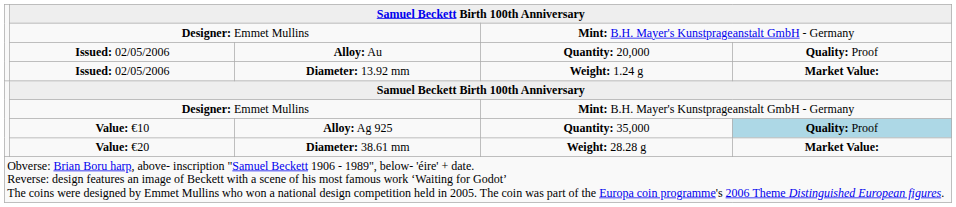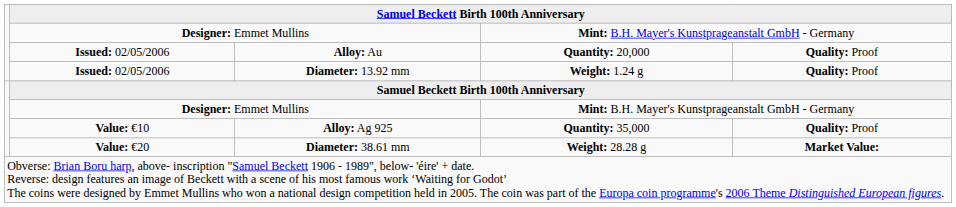(842, 71) Market Value: -> (842, 71) Quality: Proof
(842, 128) lightblue background -> (842, 128) no background
